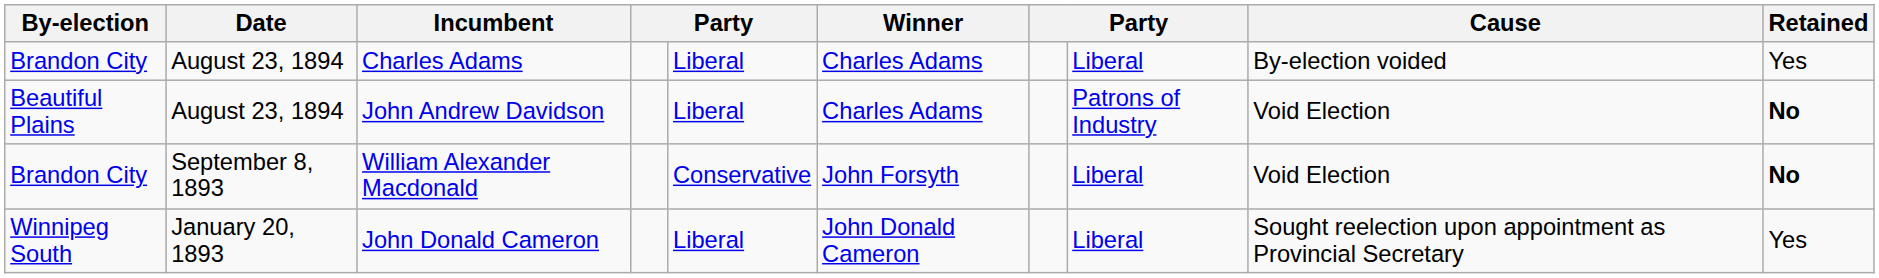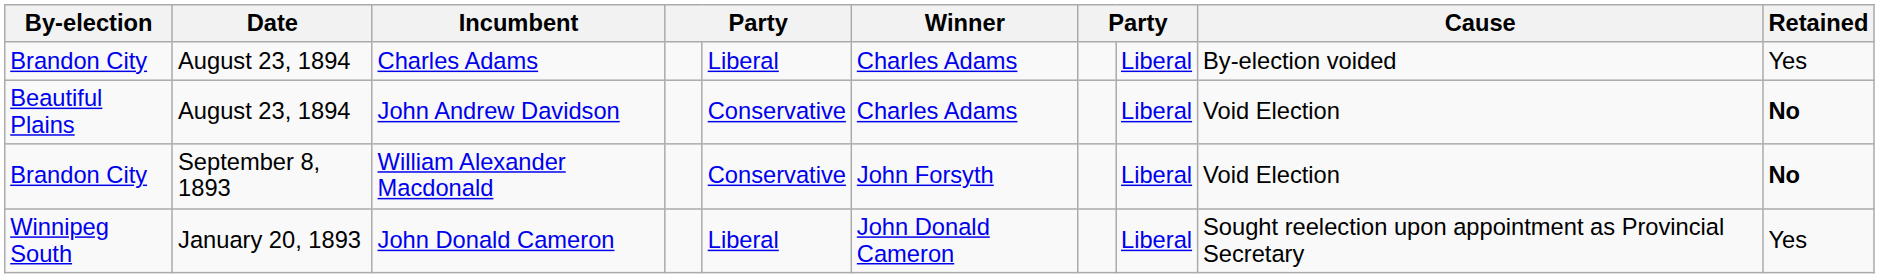(709, 111) Liberal -> (777, 111) Conservative
(1126, 111) Patrons of Industry -> (1157, 111) Liberal
